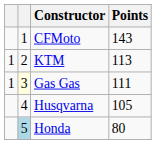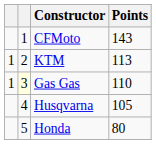(121, 83) 111 -> (122, 83) 110
(24, 128) lightblue background -> (24, 128) no background
